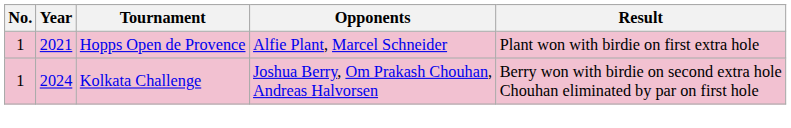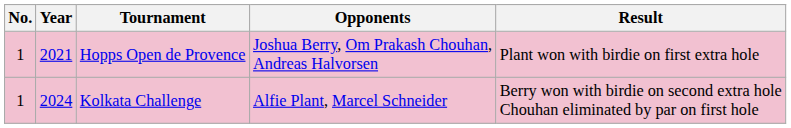(350, 44) Alfie Plant, Marcel Schneider -> (373, 54) Joshua Berry, Om Prakash Chouhan, Andreas Halvorsen
(373, 81) Joshua Berry, Om Prakash Chouhan, Andreas Halvorsen -> (350, 100) Alfie Plant, Marcel Schneider
